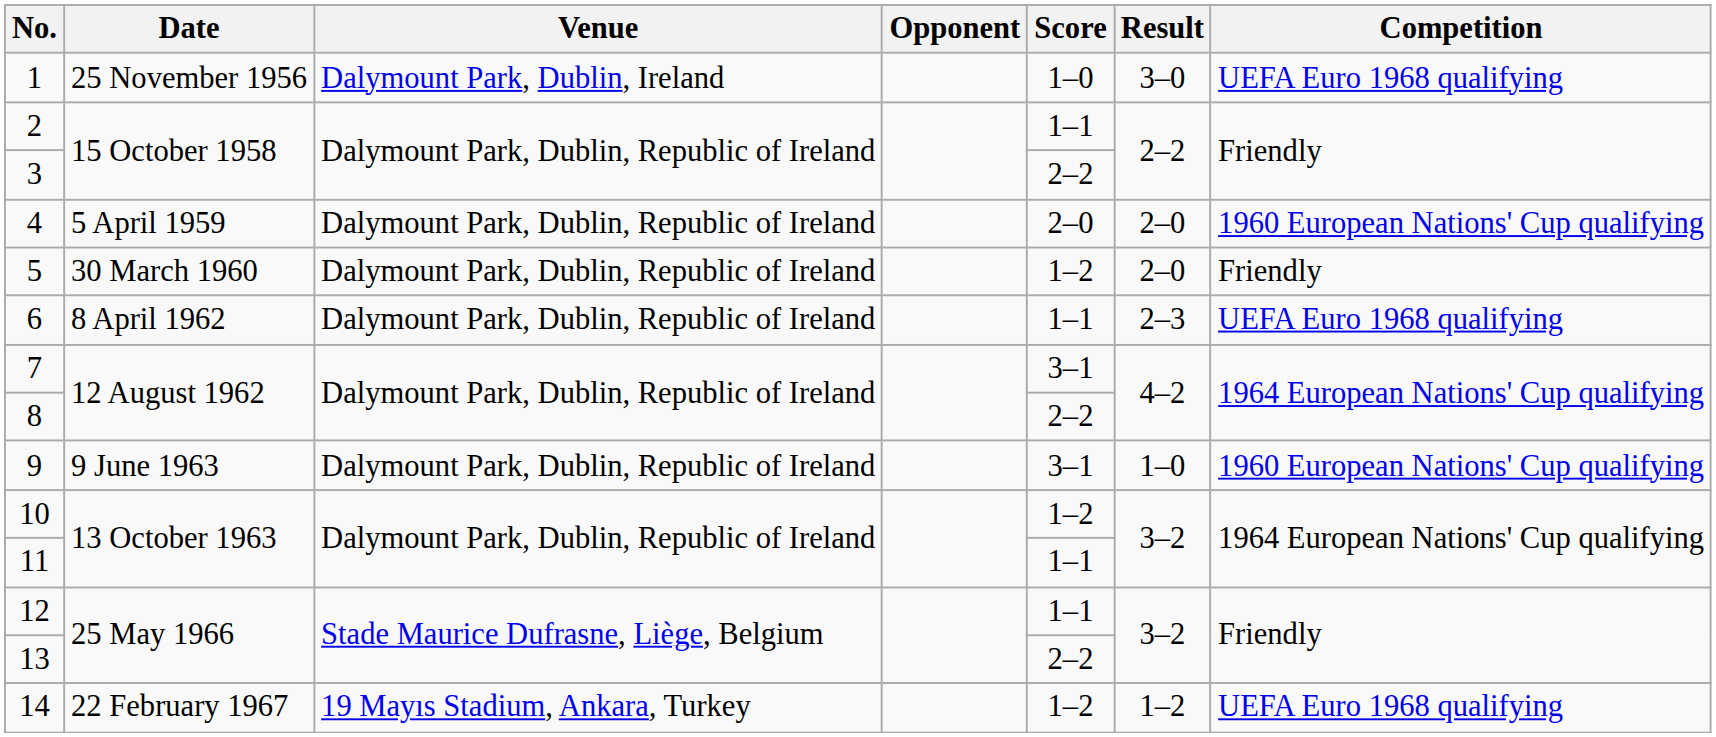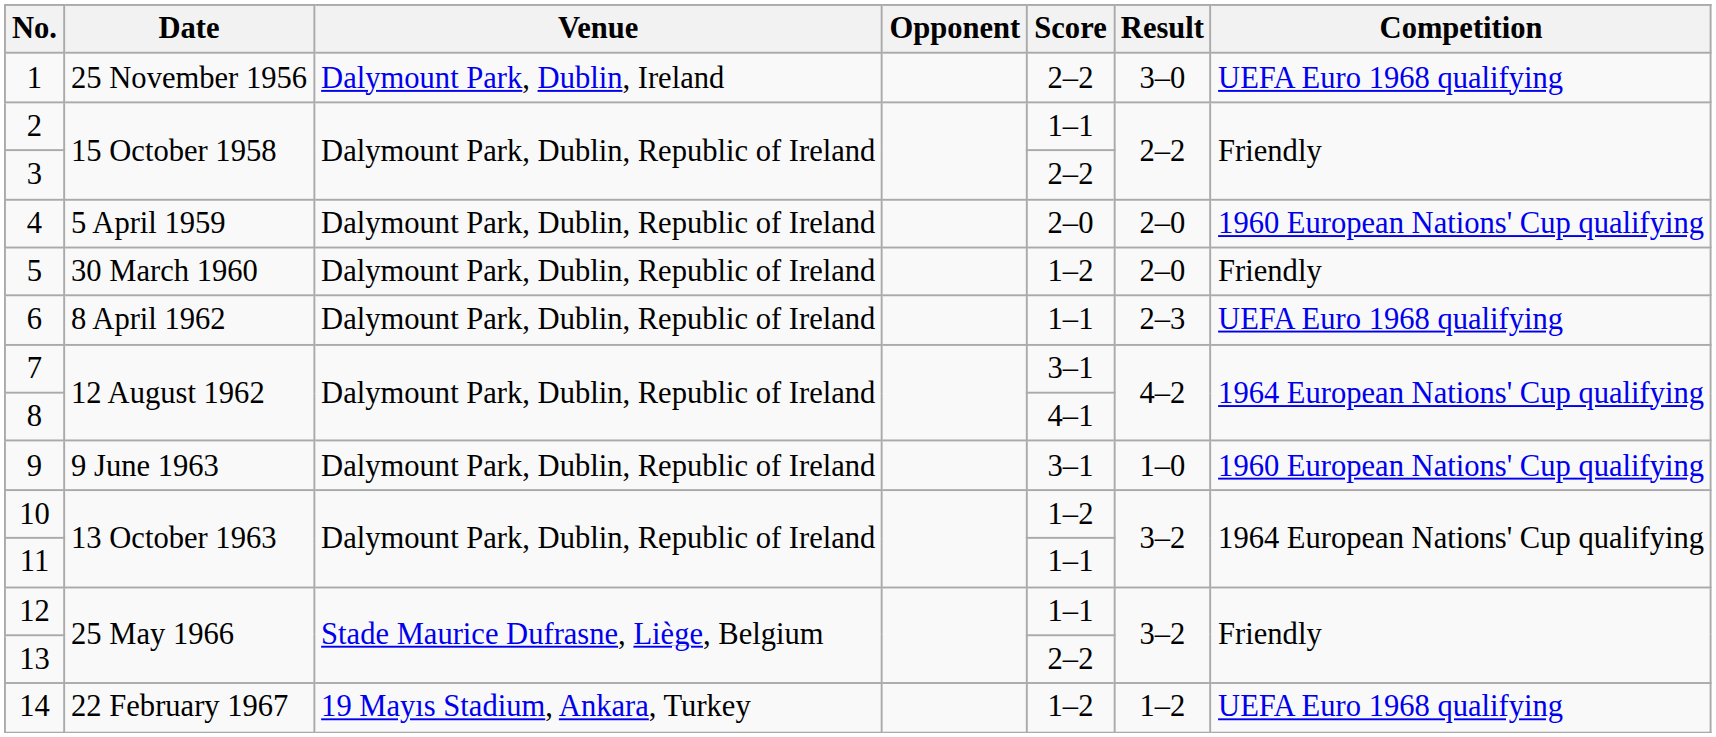(1070, 77) 1–0 -> (1070, 77) 2–2
(1070, 416) 2–2 -> (1070, 416) 4–1
